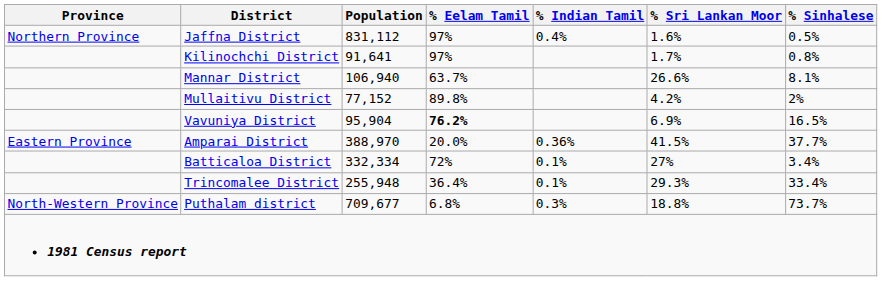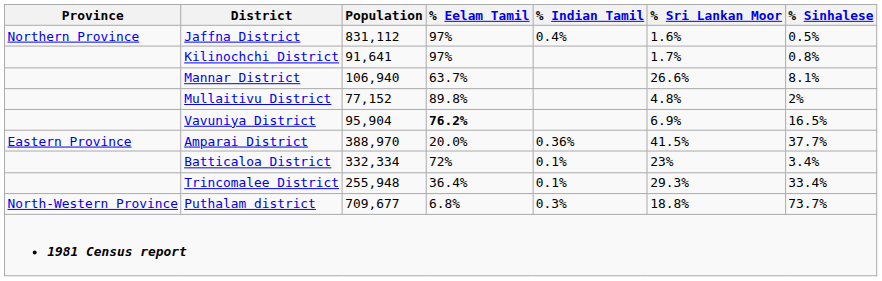(666, 99) 4.2% -> (666, 99) 4.8%
(662, 162) 27% -> (662, 162) 23%
